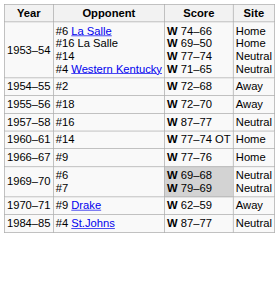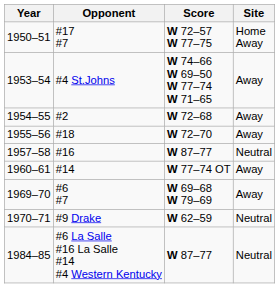+ row: (29, 37)
(109, 50) #6 La Salle #16 La Salle #14 #4 Western Kentucky -> (85, 80) #4 St.Johns
(254, 50) Home Home Neutral Neutral -> (249, 80) Away
(251, 139) Home -> (249, 170) Away
- row: (29, 157)
(190, 181) lightgrey background -> (190, 194) no background
(254, 181) Neutral Neutral -> (249, 194) Away
(249, 205) Away -> (254, 218) Neutral
(85, 223) #4 St.Johns -> (109, 255) #6 La Salle #16 La Salle #14 #4 Western Kentucky
